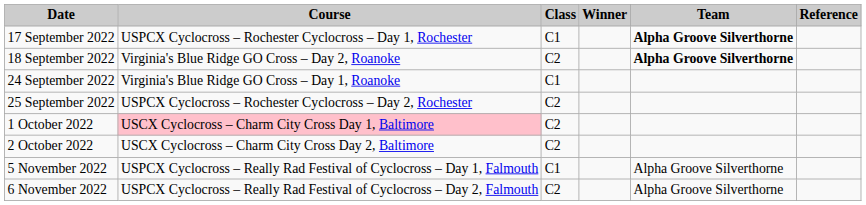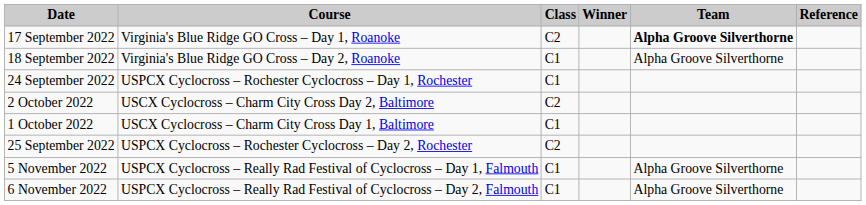(297, 37) USPCX Cyclocross – Rochester Cyclocross – Day 1, Rochester -> (261, 37) Virginia's Blue Ridge GO Cross – Day 1, Roanoke
(553, 37) C1 -> (553, 37) C2
(553, 59) C2 -> (553, 59) C1
(713, 59) bold -> (708, 59) normal
(261, 80) Virginia's Blue Ridge GO Cross – Day 1, Roanoke -> (297, 80) USPCX Cyclocross – Rochester Cyclocross – Day 1, Rochester
rows swapped: (61, 102) <-> (50, 146)
(277, 124) pink background -> (277, 124) no background
(553, 124) C2 -> (553, 124) C1
(553, 189) C2 -> (553, 189) C1
